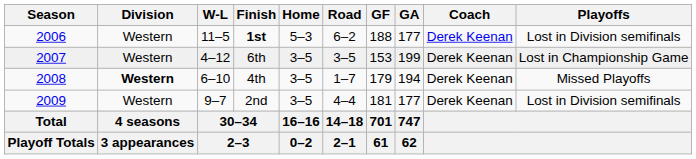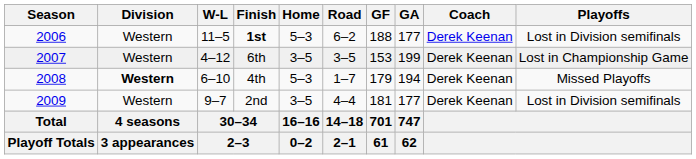(301, 79) 3–5 -> (301, 79) 5–3
